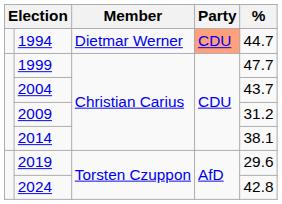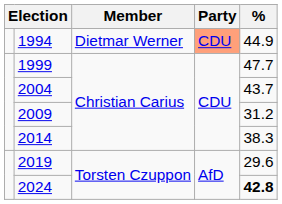(259, 41) 44.7 -> (259, 41) 44.9
(259, 138) 38.1 -> (259, 138) 38.3
(259, 187) normal -> (259, 187) bold
